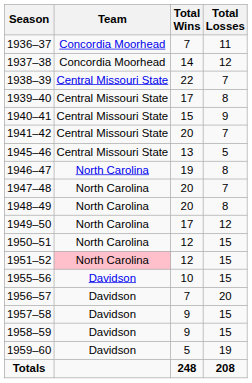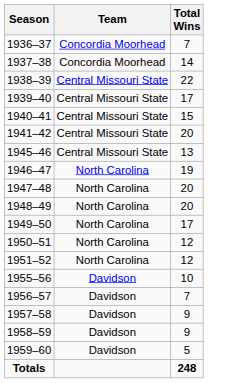- column: (225, 19)
(112, 260) pink background -> (112, 260) no background
